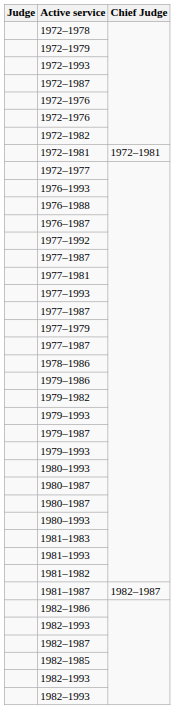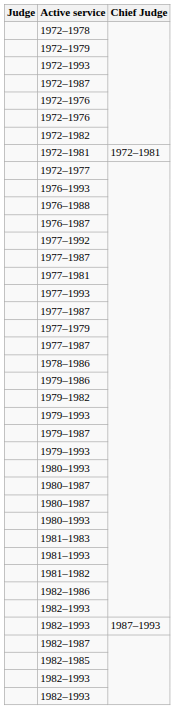- row: (65, 591)
+ row: (65, 626)
